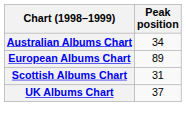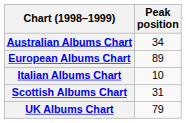+ row: (69, 76)
(158, 93) 37 -> (158, 110) 79
